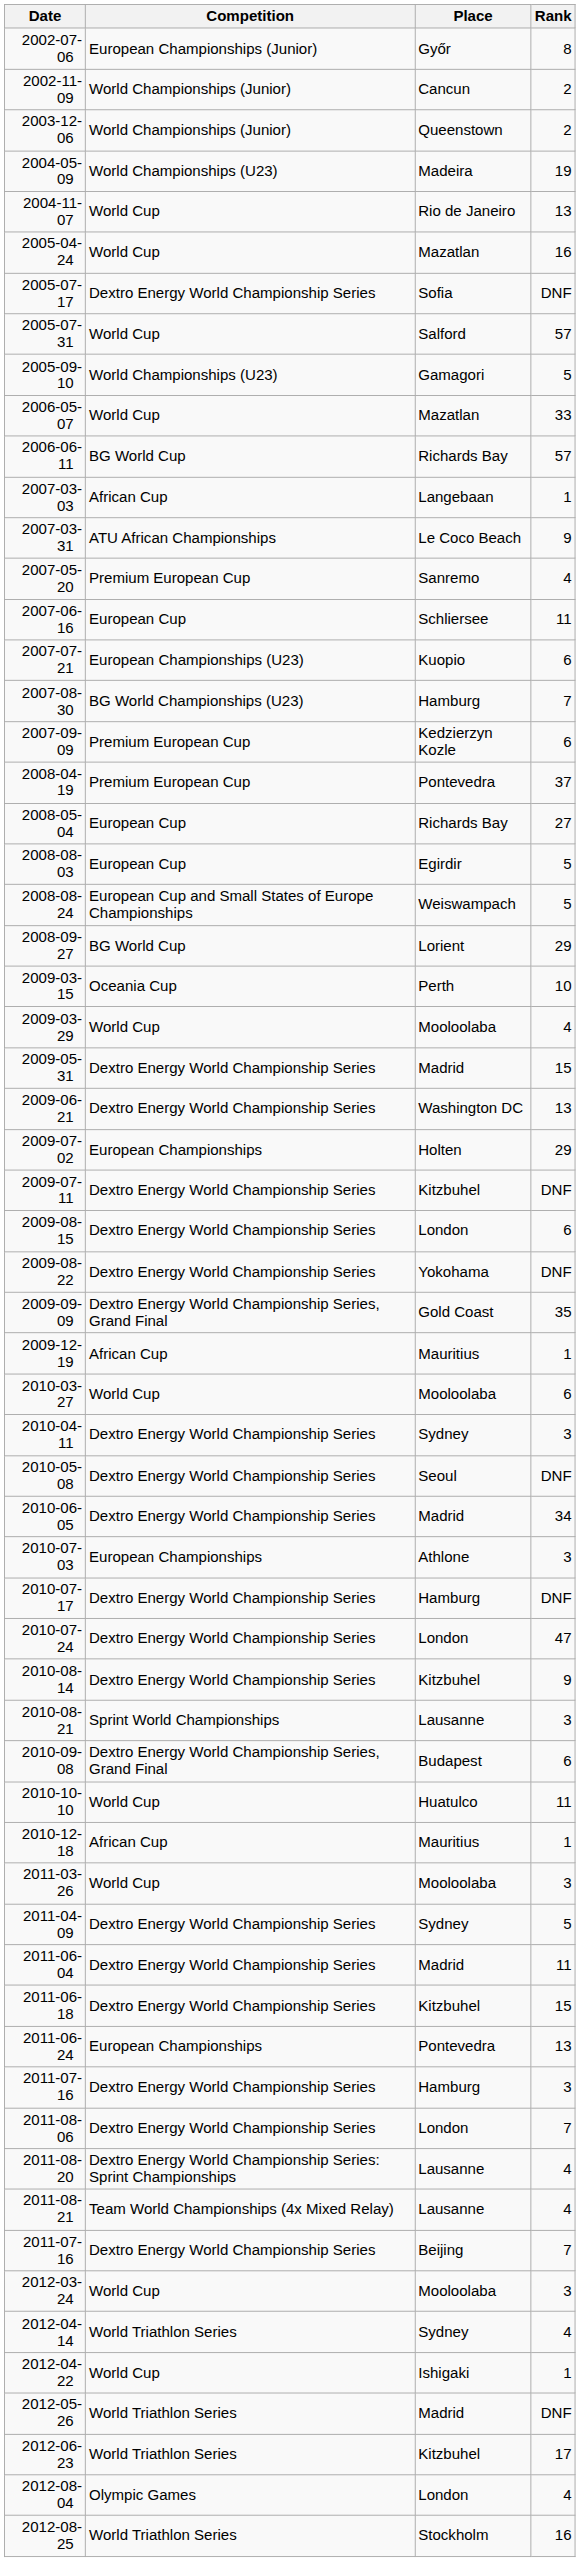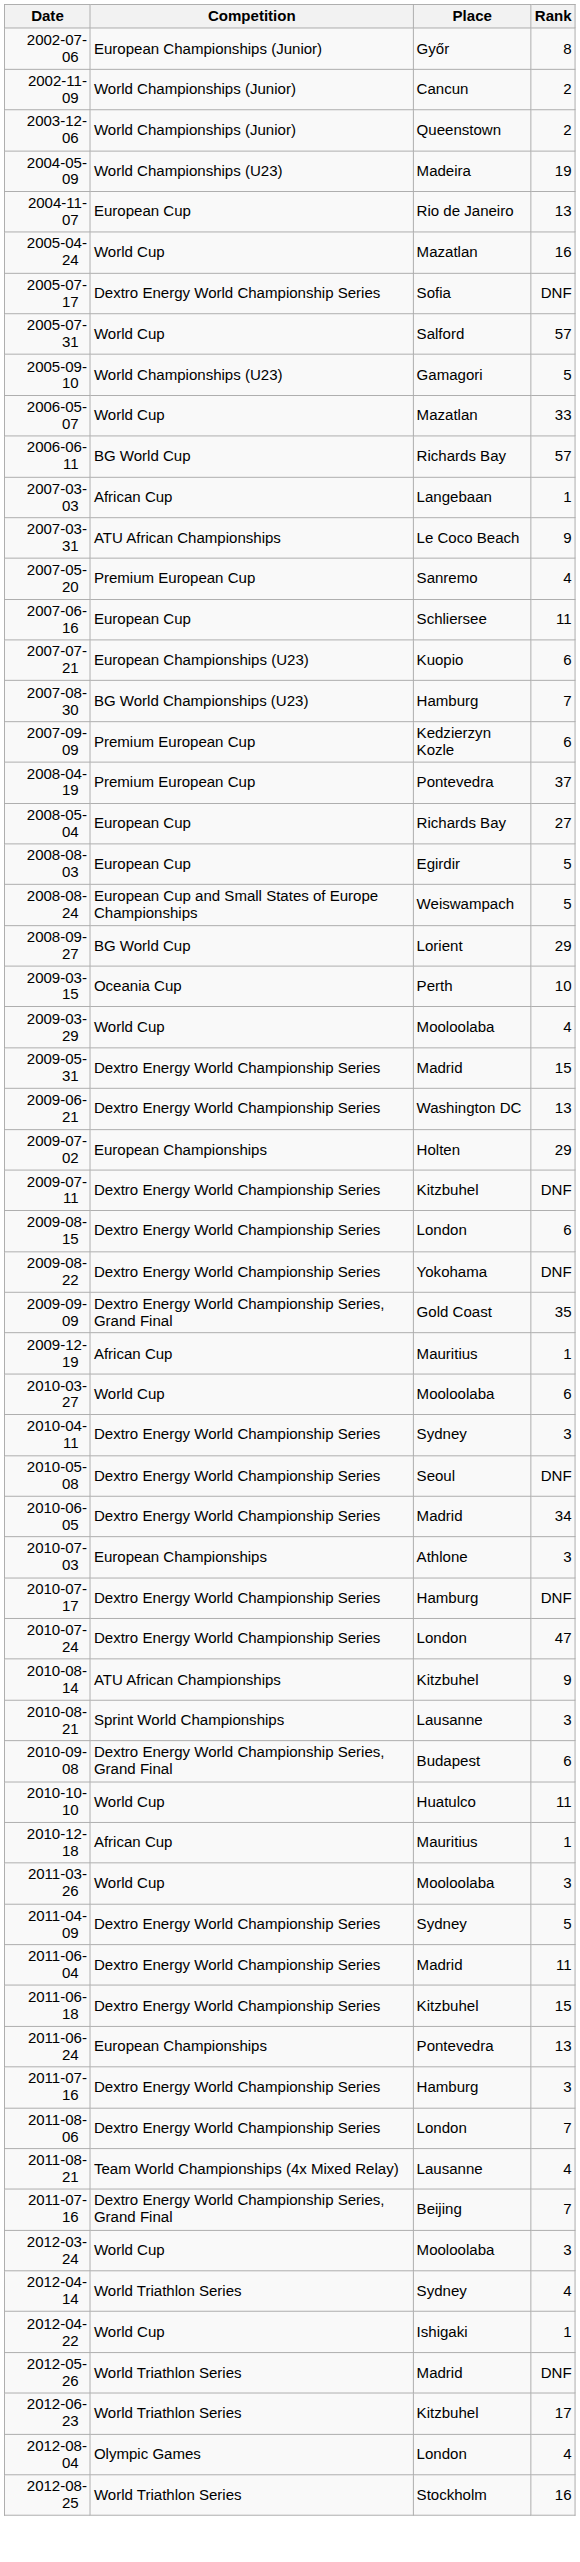(124, 211) World Cup -> (142, 211) European Cup
(232, 1679) Dextro Energy World Championship Series -> (187, 1679) ATU African Championships
- row: (48, 2168)
(232, 2250) Dextro Energy World Championship Series -> (239, 2209) Dextro Energy World Championship Series, Grand Final
